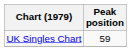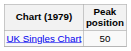(105, 38) 59 -> (105, 38) 50
